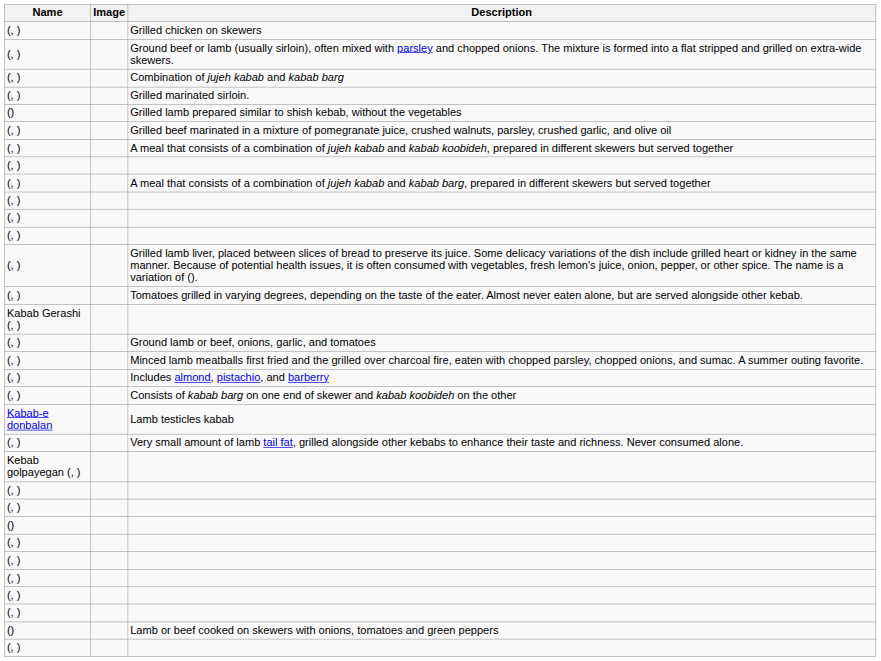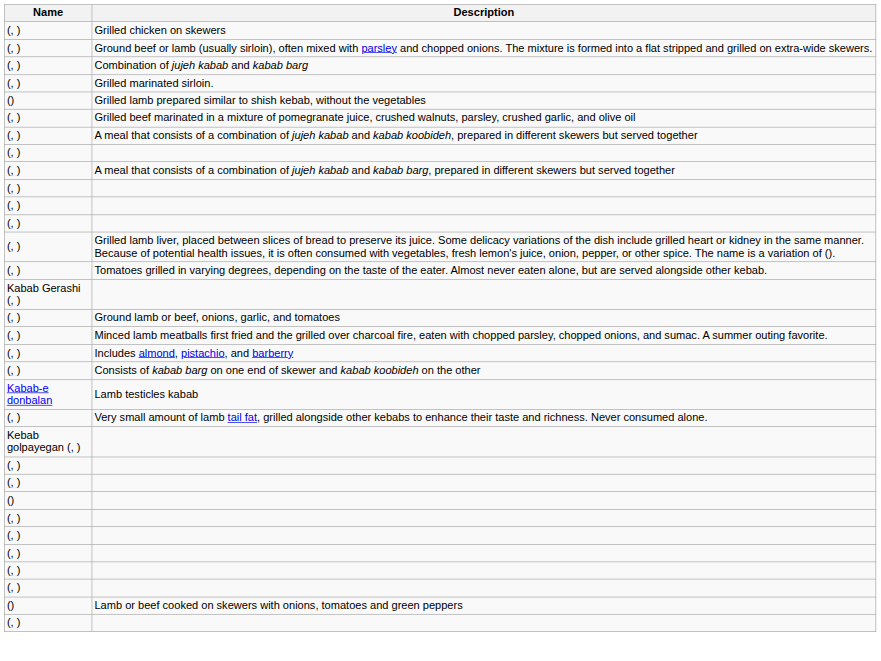- column: (109, 13)
